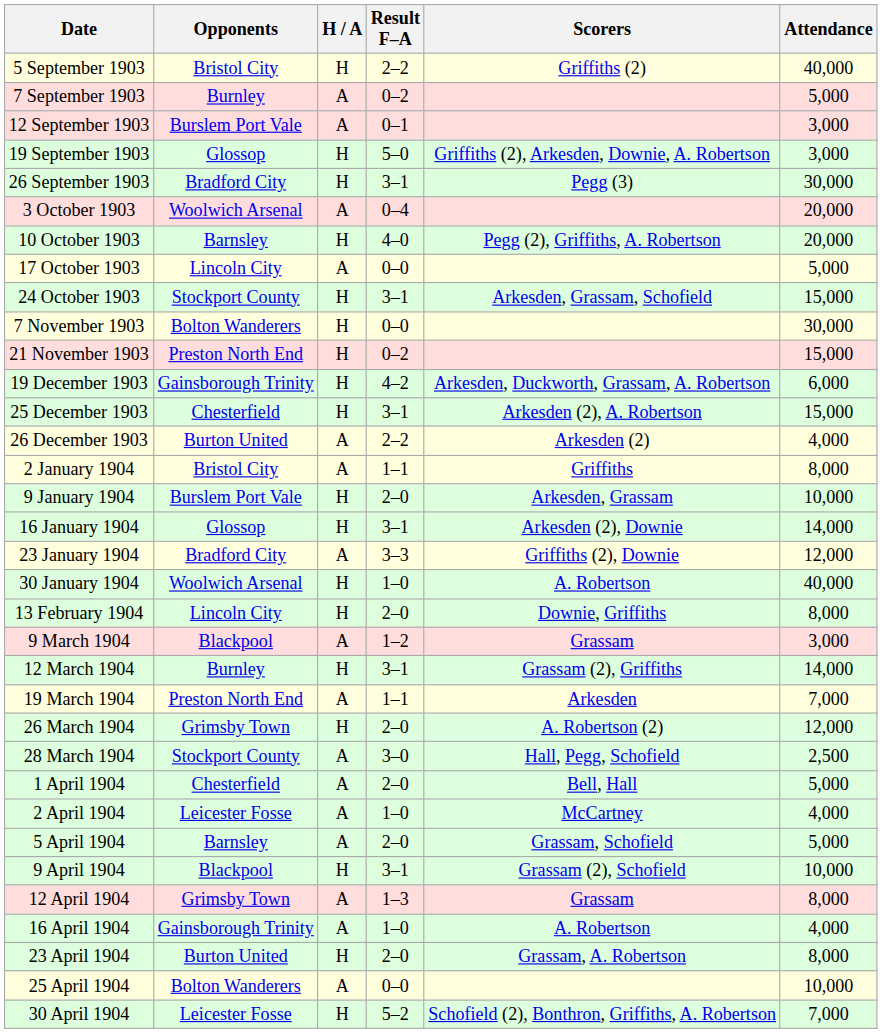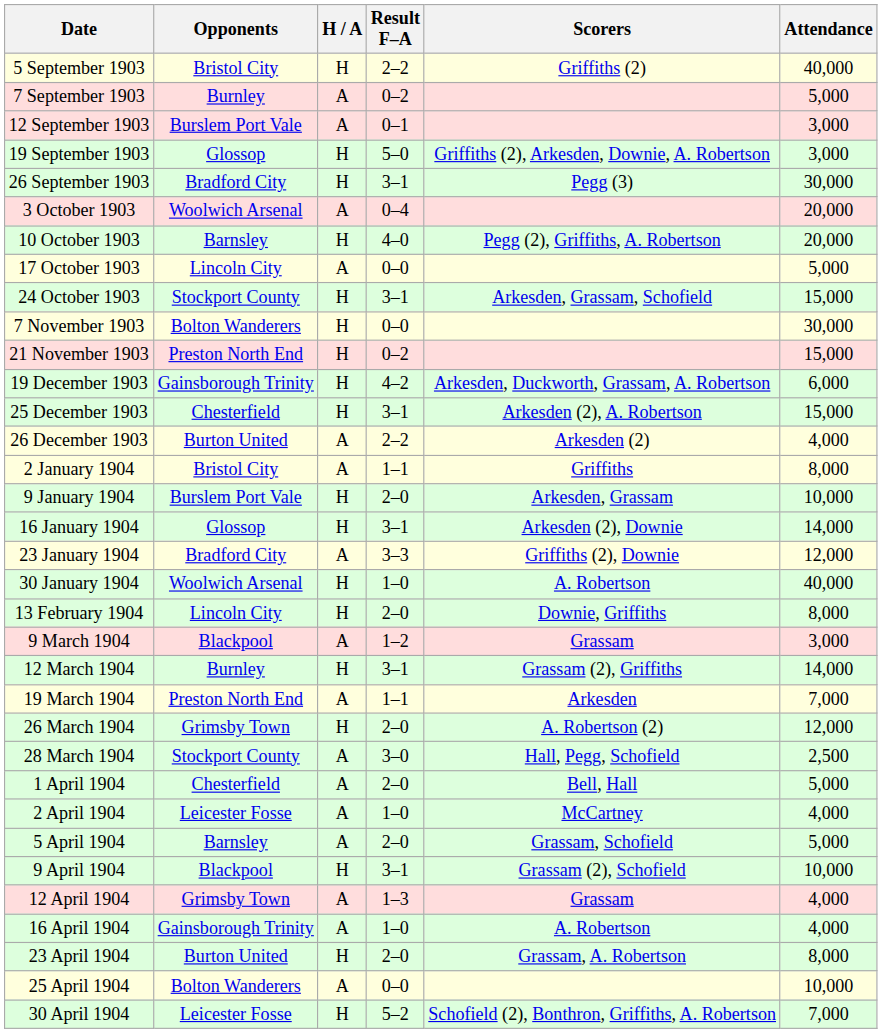(829, 899) 8,000 -> (829, 899) 4,000
